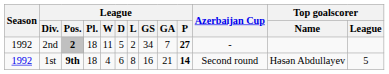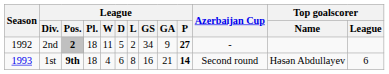(167, 45) 7 -> (167, 45) 9
(22, 61) 1992 -> (22, 61) 1993
(366, 61) 5 -> (366, 61) 6
